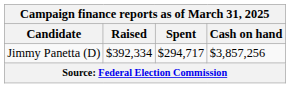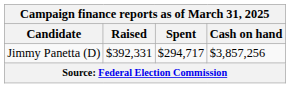(129, 53) $392,334 -> (129, 53) $392,331
